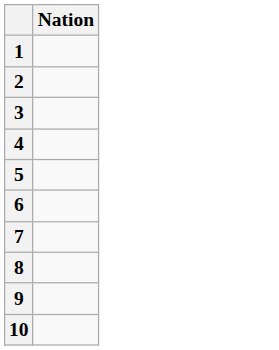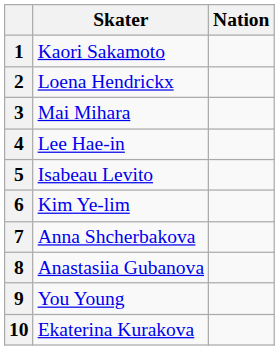+ column: (121, 19)
